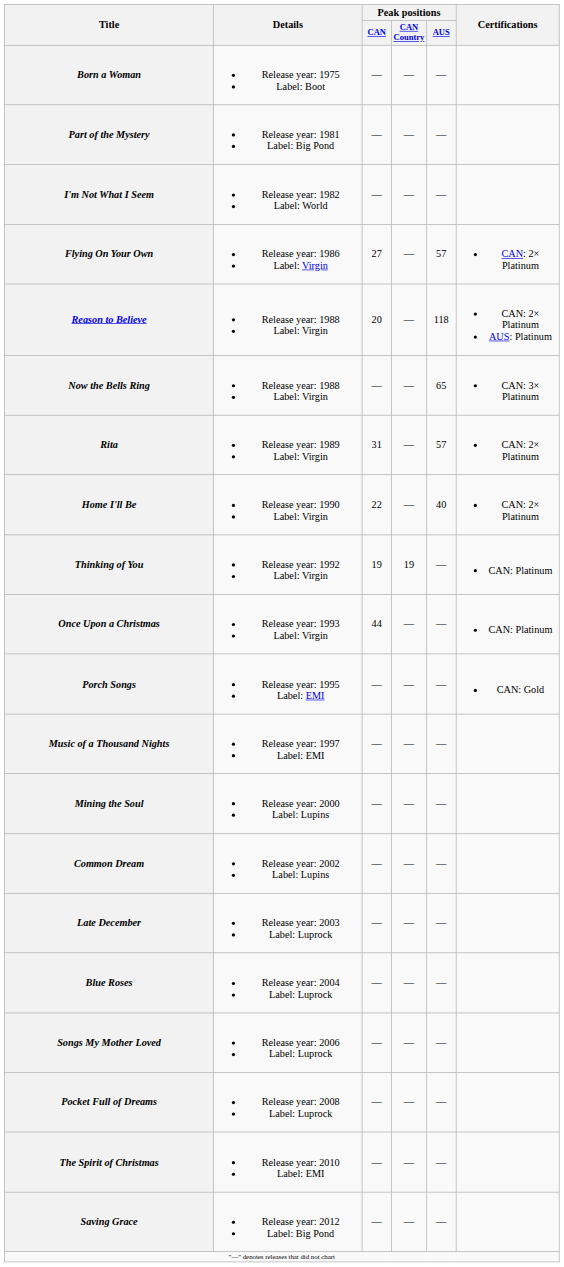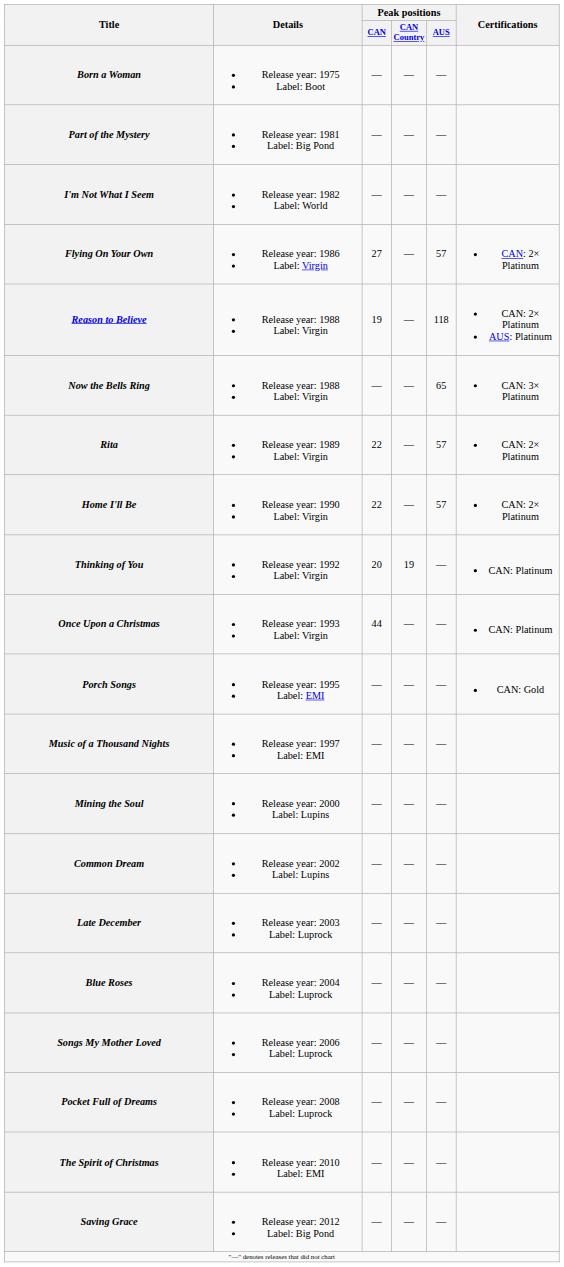(377, 319) 20 -> (377, 319) 19
(377, 445) 31 -> (377, 445) 22
(441, 504) 40 -> (441, 504) 57
(377, 564) 19 -> (377, 564) 20
